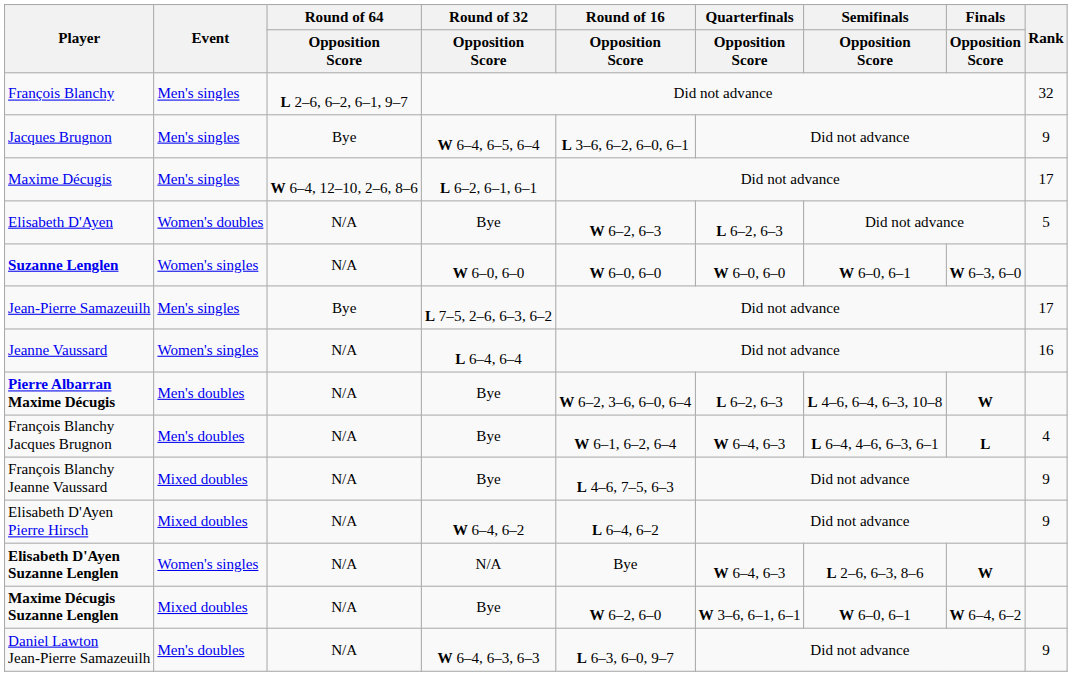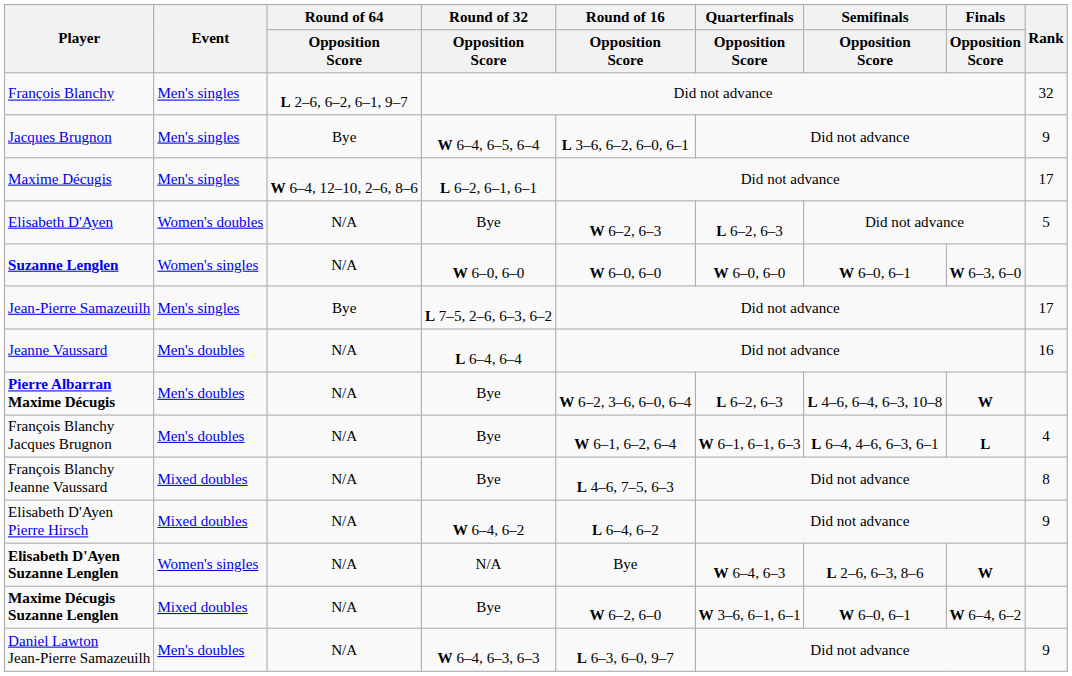(208, 350) Women's singles -> (201, 350) Men's doubles
(750, 445) W 6–4, 6–3 -> (750, 445) W 6–1, 6–1, 6–3
(1046, 479) 9 -> (1046, 479) 8
